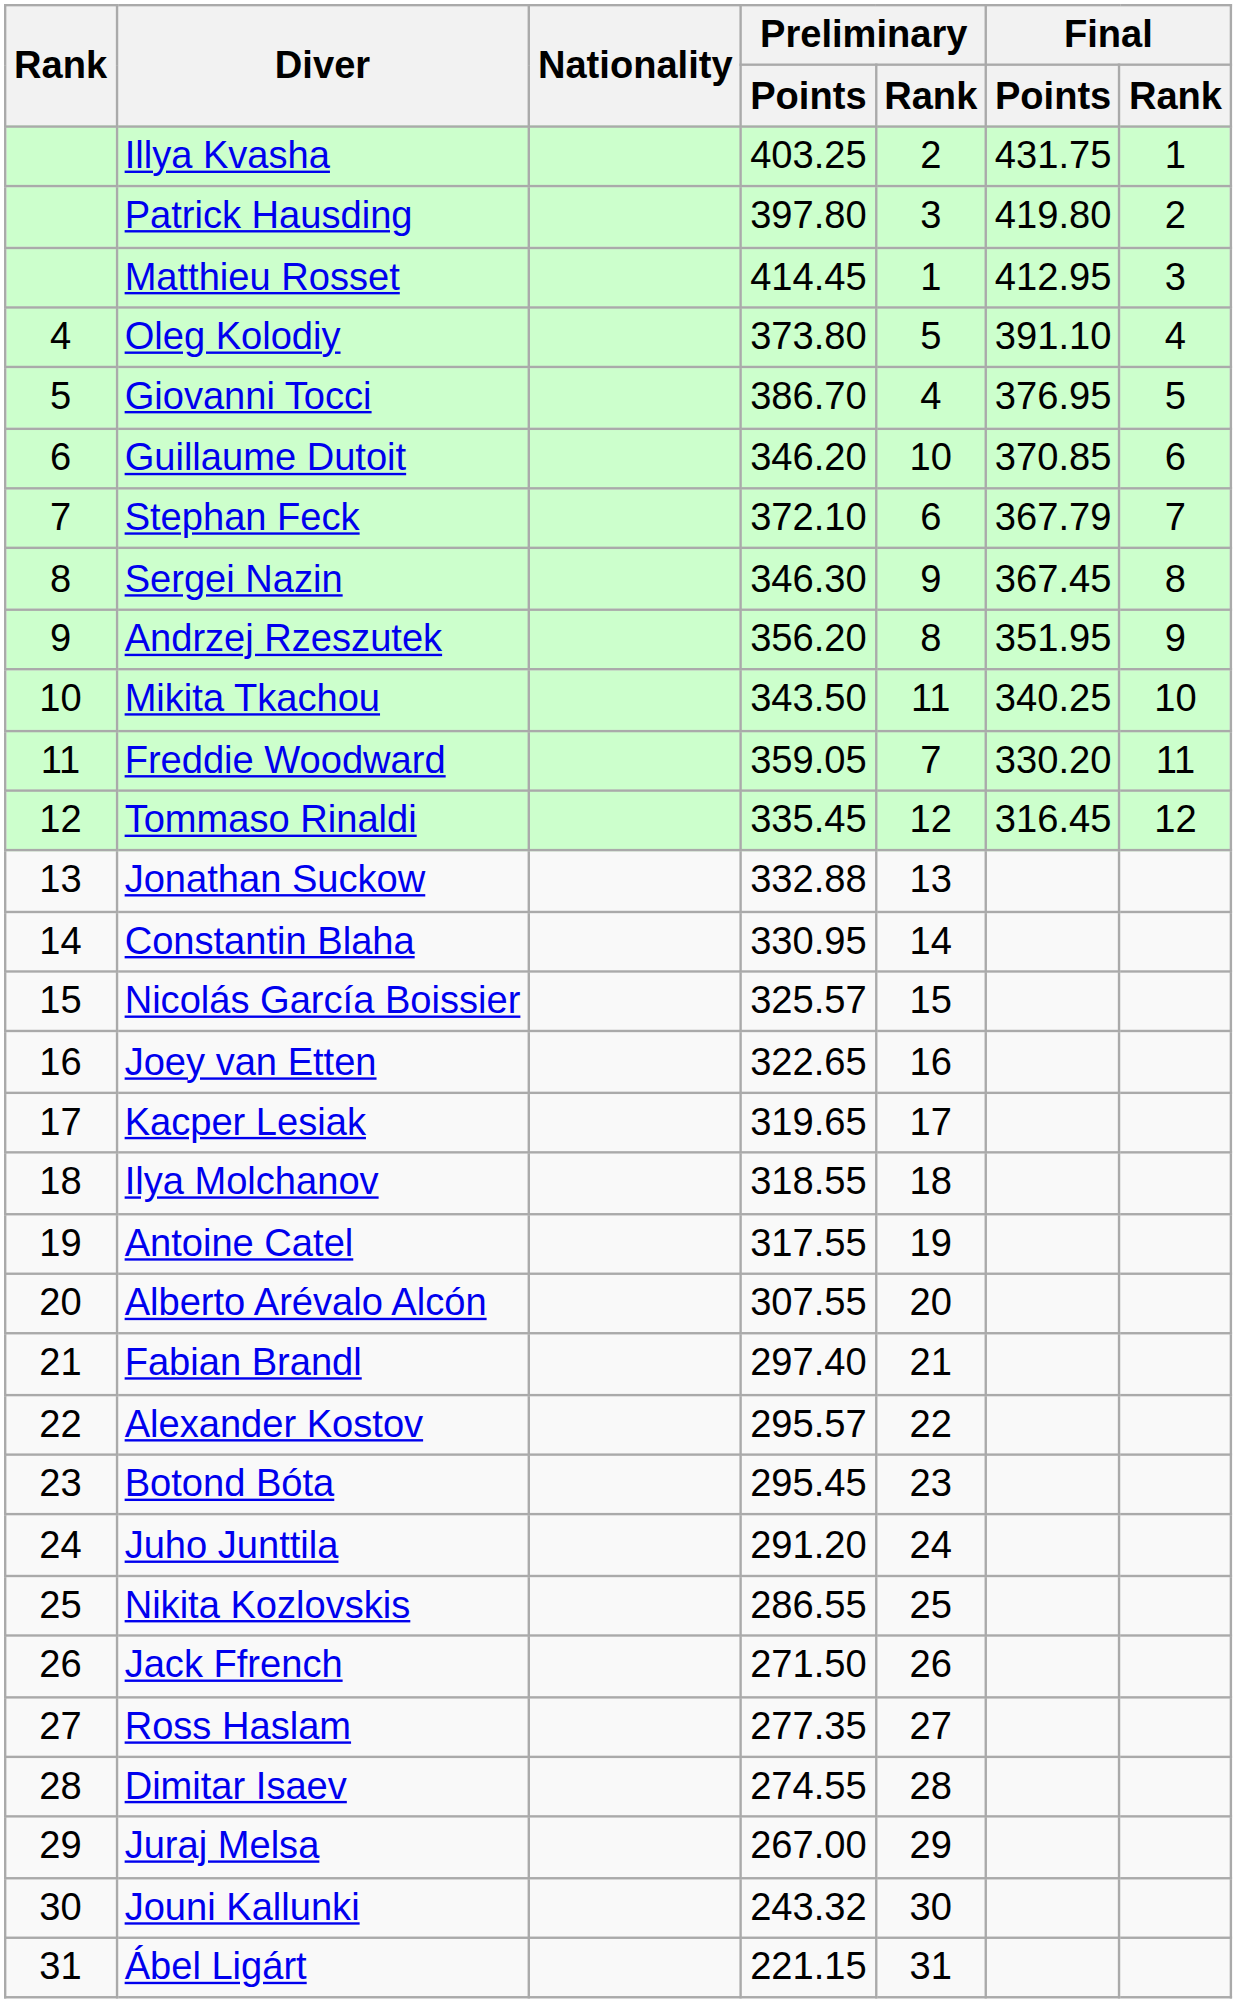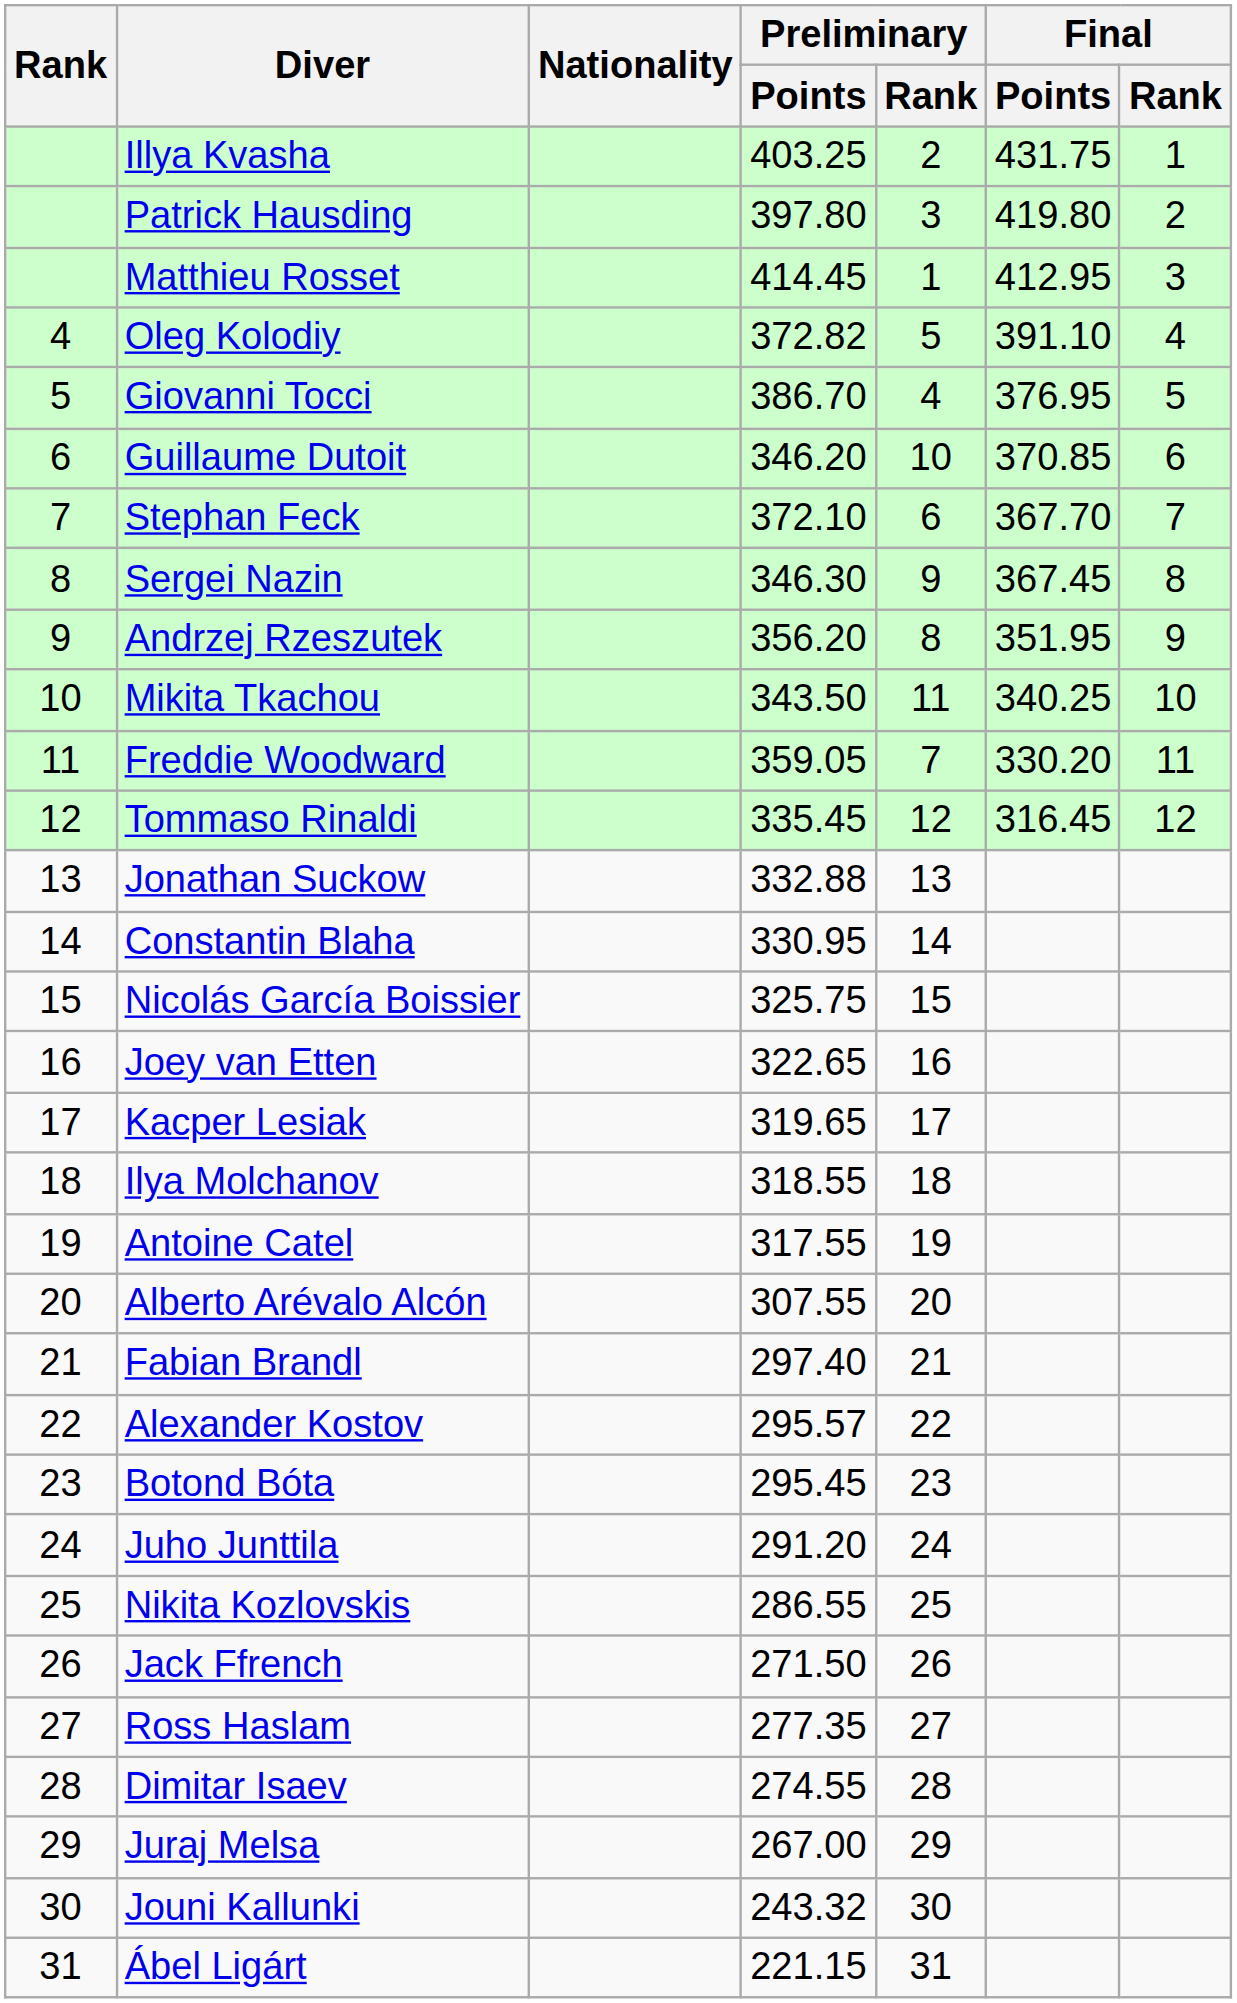(808, 336) 373.80 -> (808, 336) 372.82
(1053, 517) 367.79 -> (1053, 517) 367.70
(808, 1000) 325.57 -> (808, 1000) 325.75
